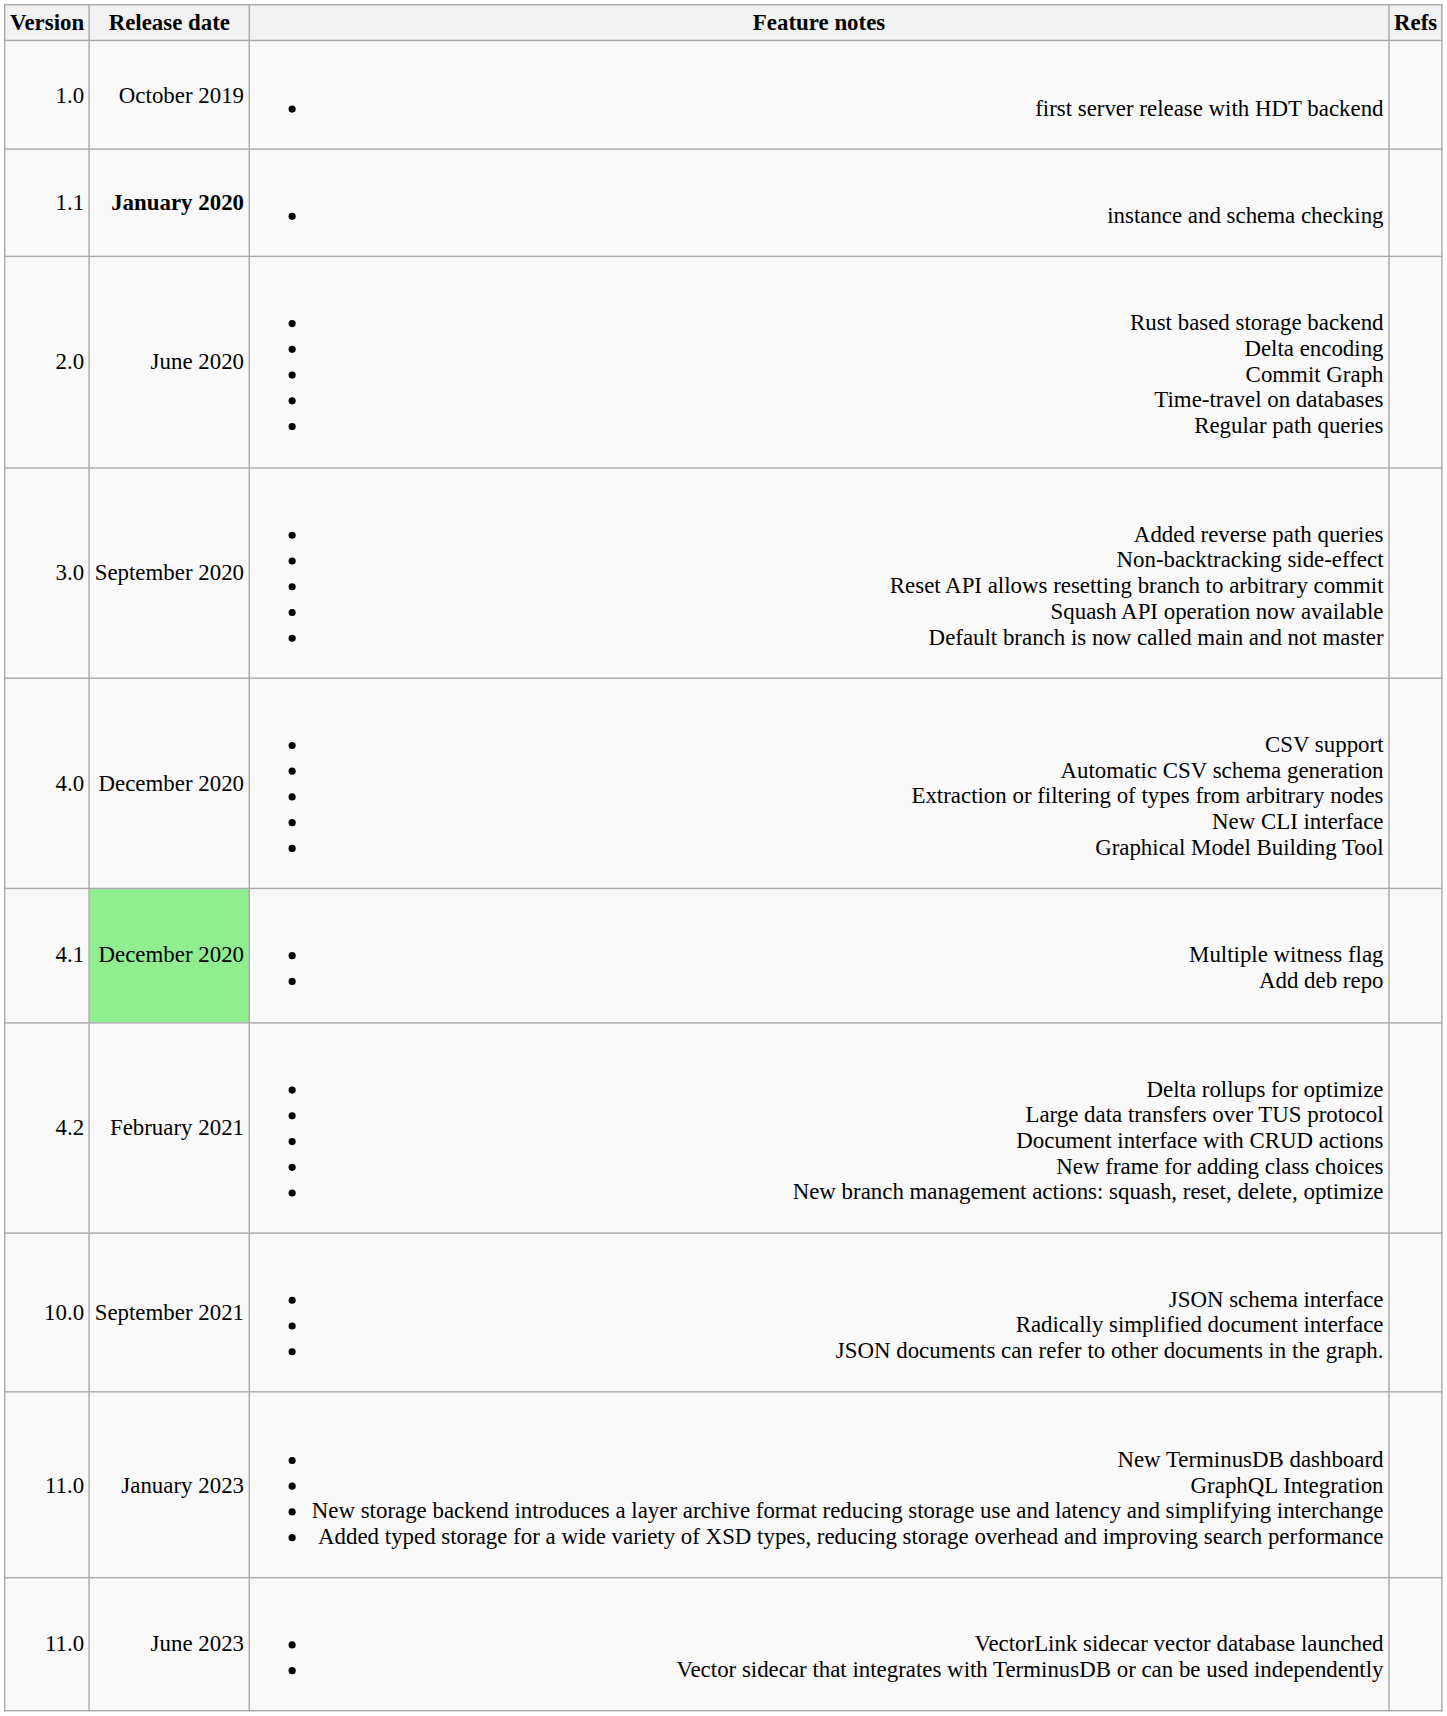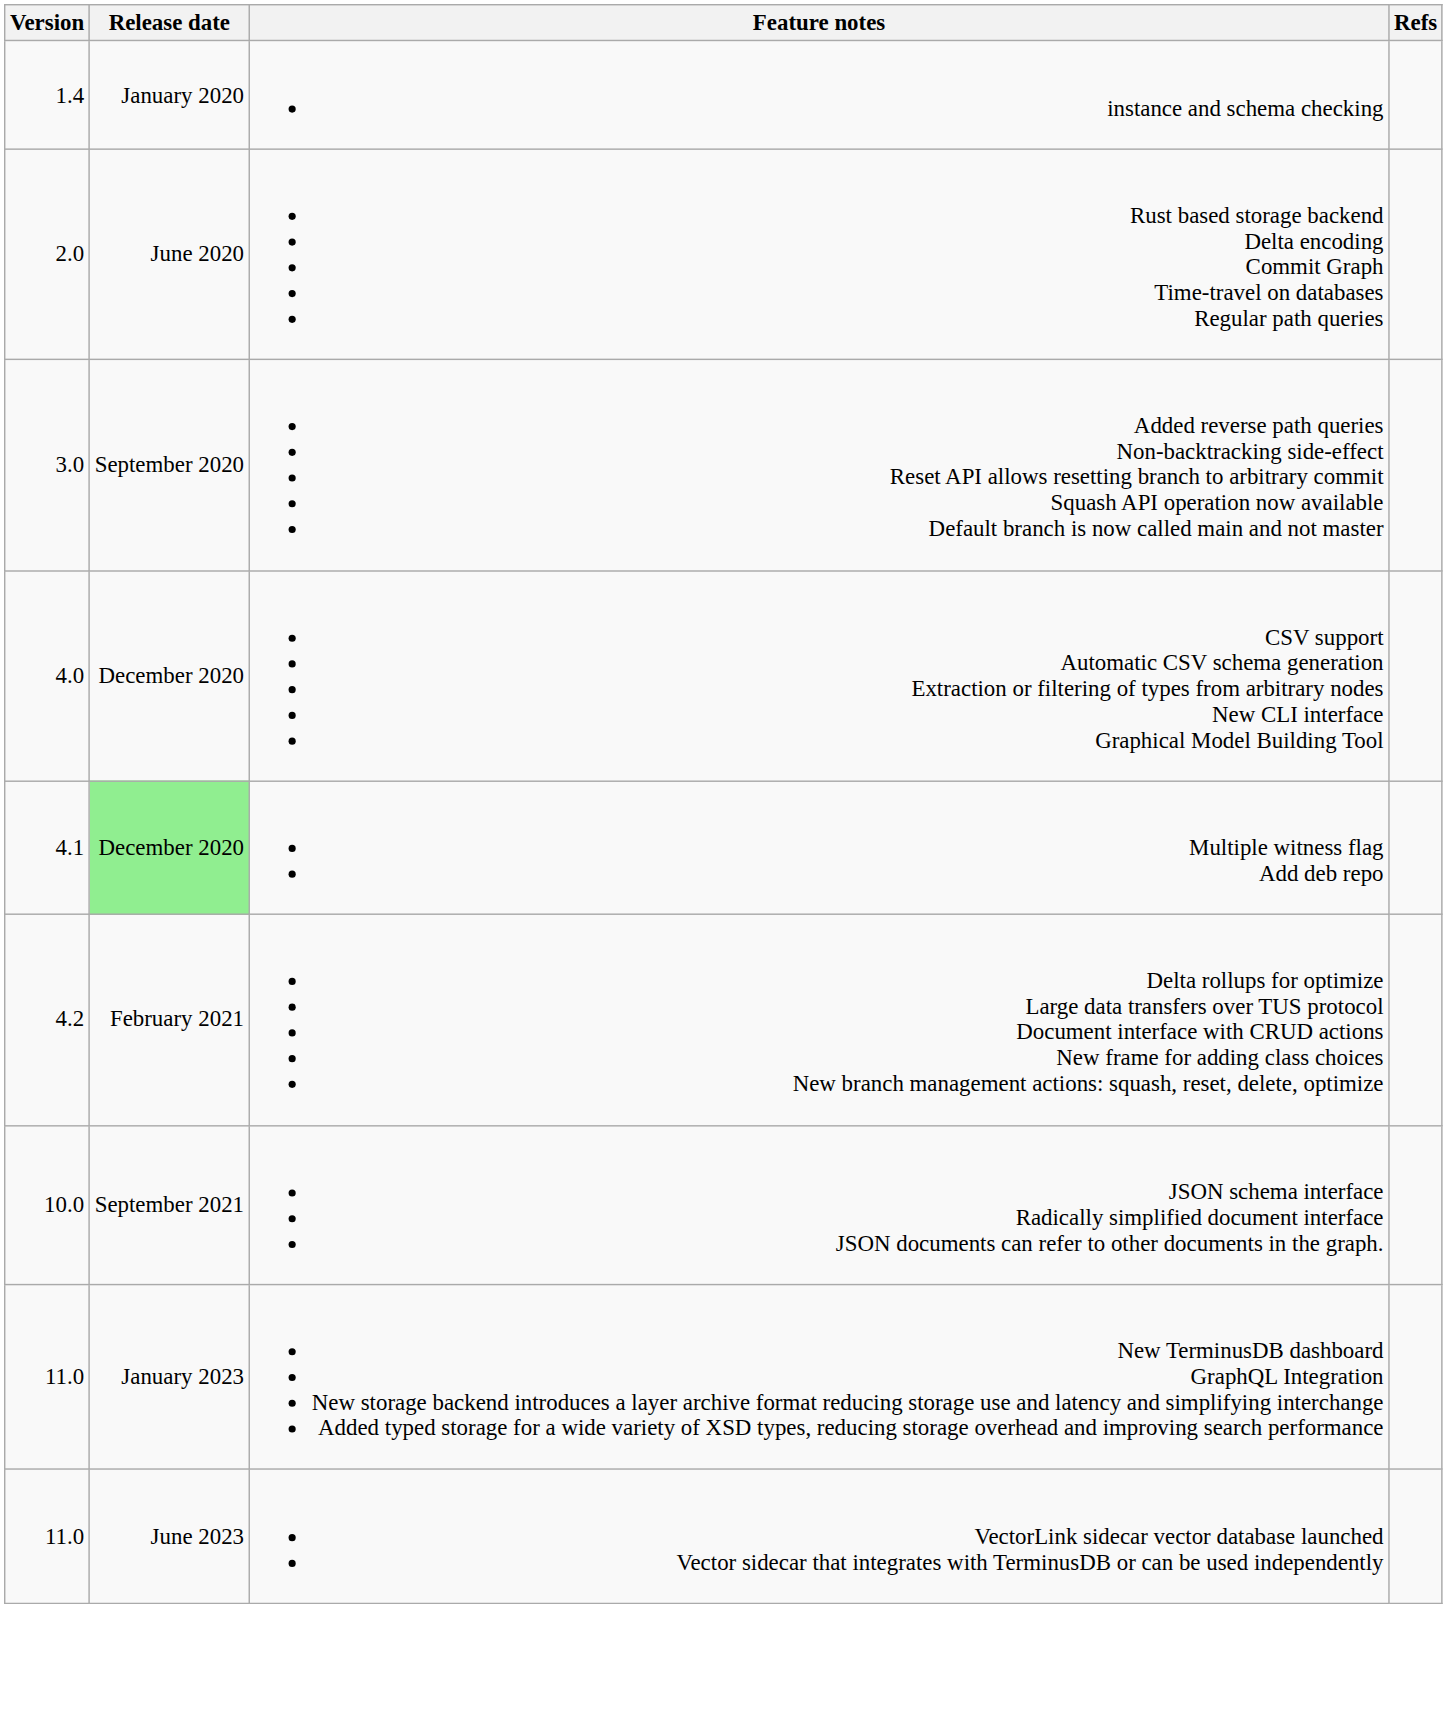- row: (819, 108)
(70, 202) 1.1 -> (70, 94) 1.4
(178, 202) bold -> (183, 94) normal
